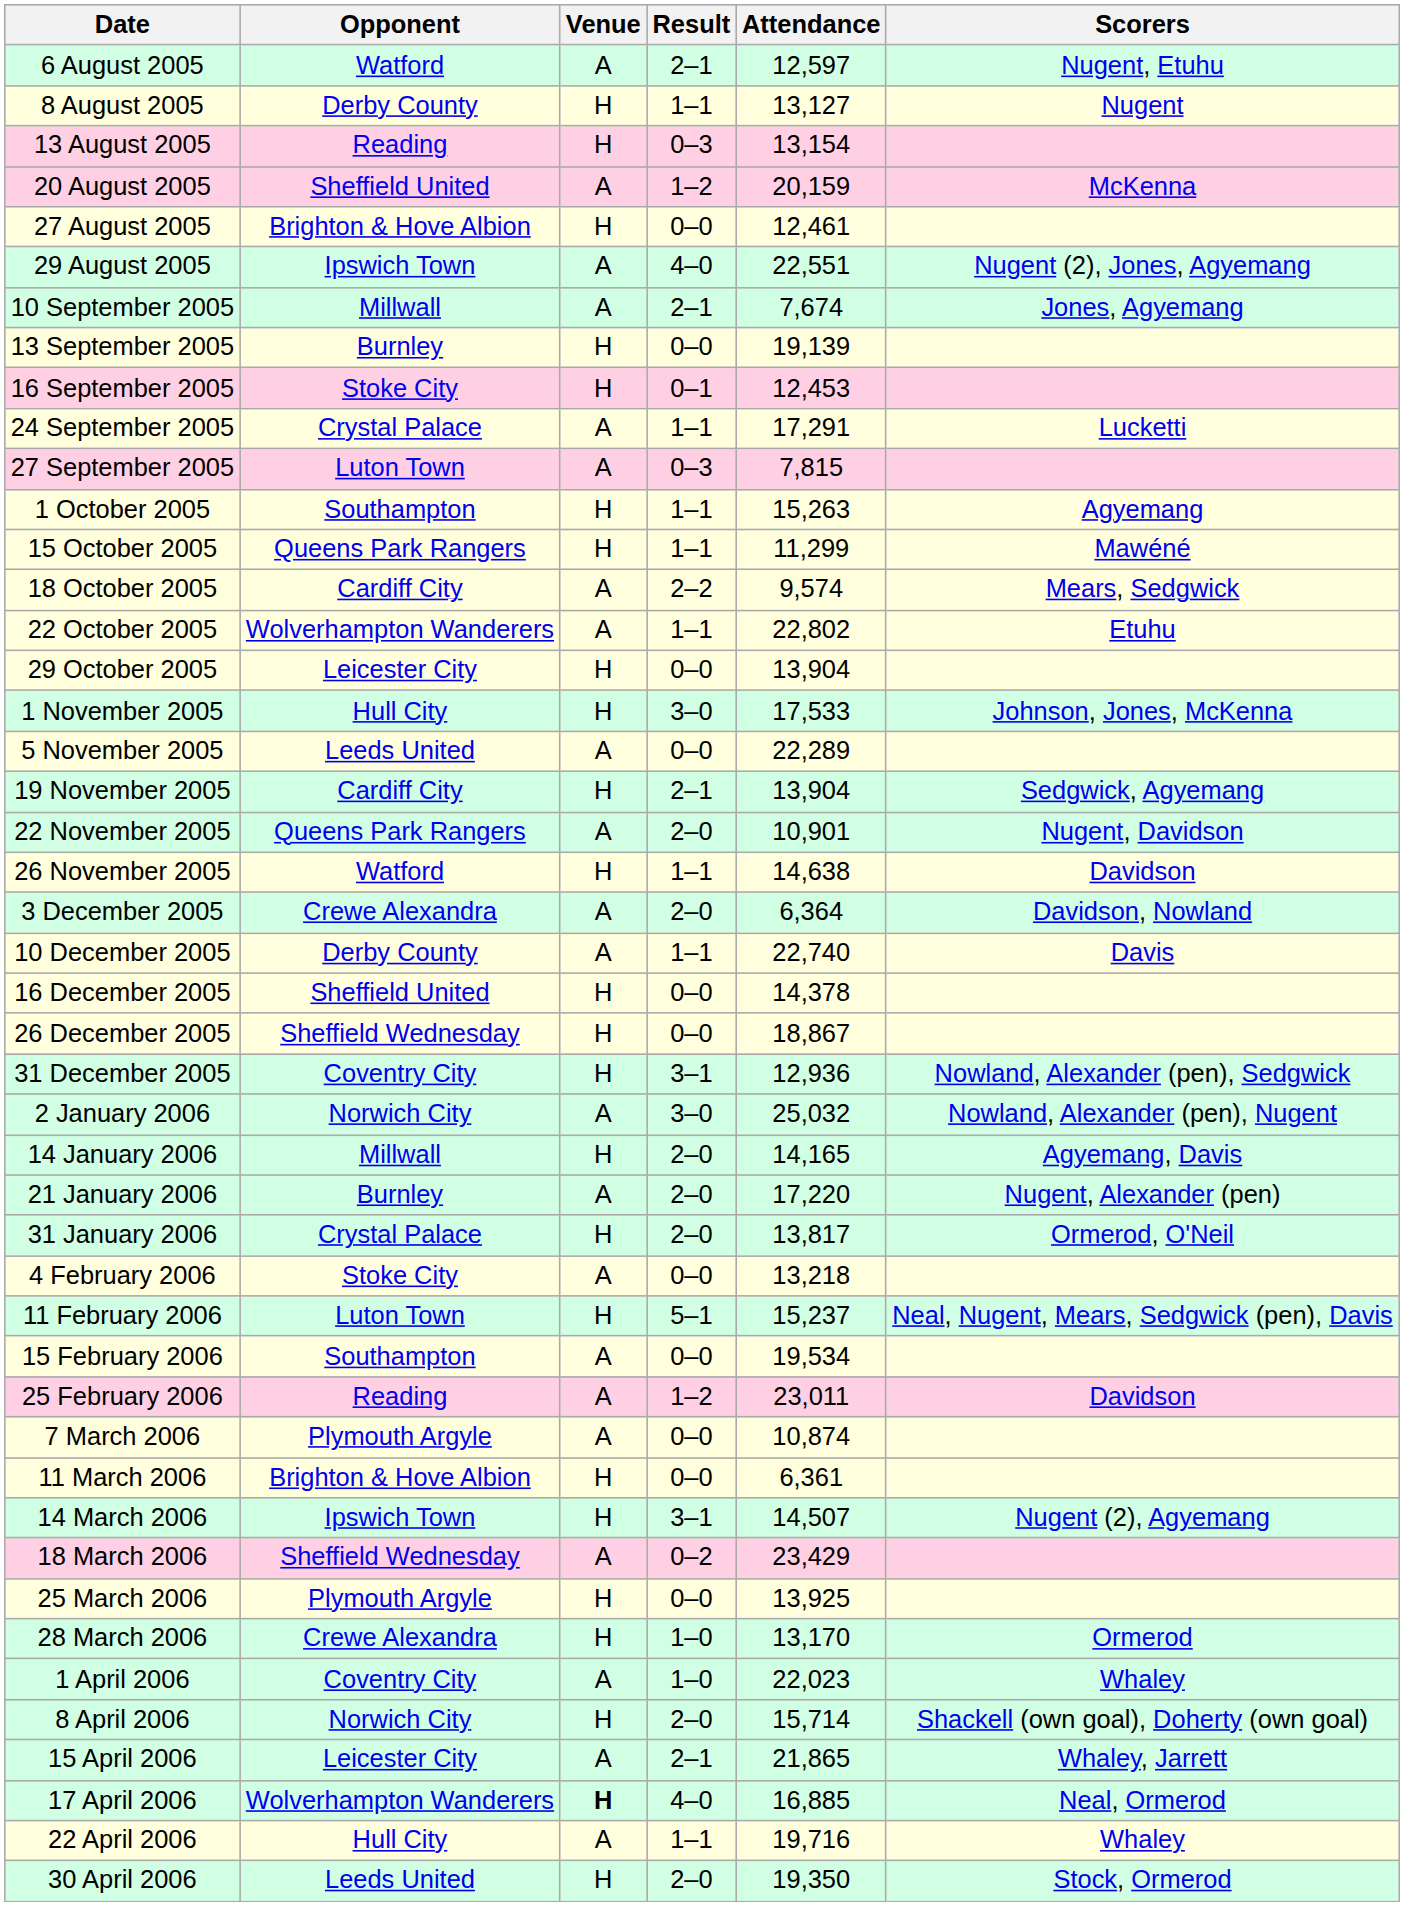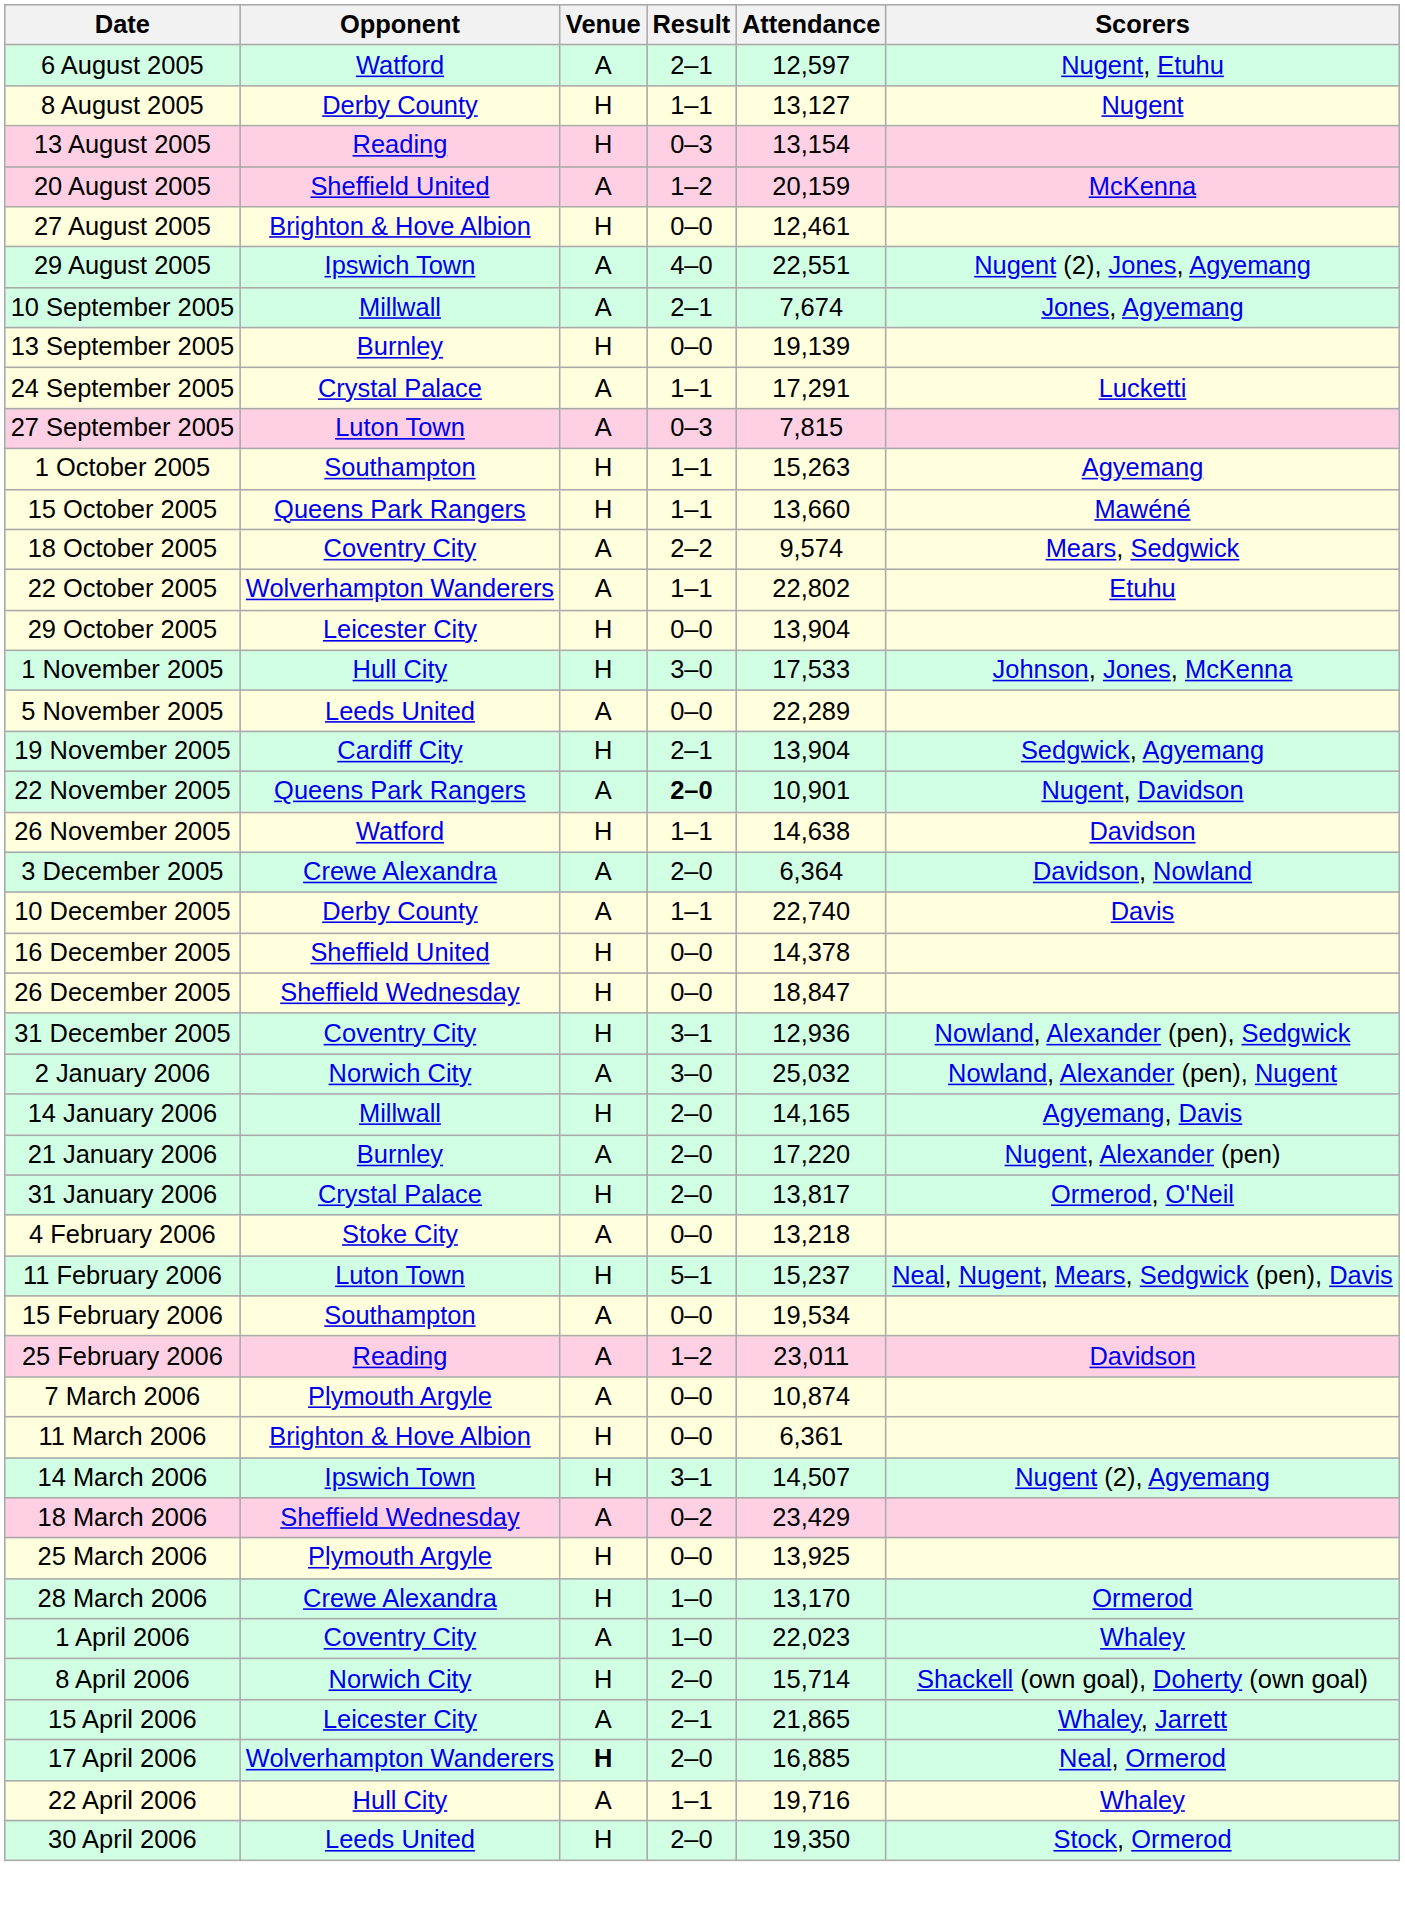- row: (122, 387)
(811, 549) 11,299 -> (811, 508) 13,660
(400, 589) Cardiff City -> (400, 549) Coventry City
(691, 831) normal -> (691, 791) bold
(811, 1033) 18,867 -> (811, 992) 18,847
(691, 1799) 4–0 -> (691, 1759) 2–0
